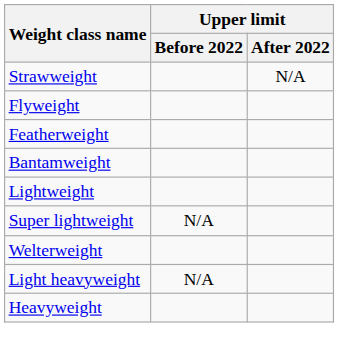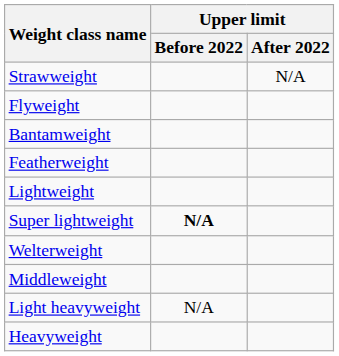rows swapped: (60, 163) <-> (59, 134)
(199, 220) normal -> (199, 220) bold
+ row: (58, 278)
